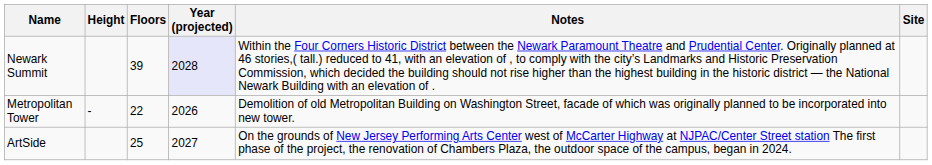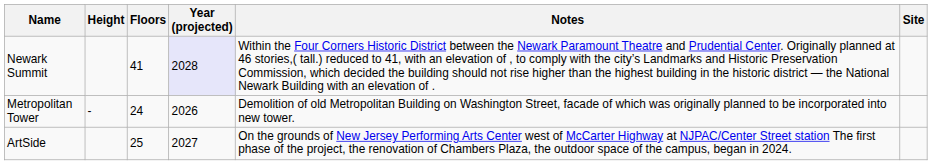(137, 65) 39 -> (137, 65) 41
(137, 111) 22 -> (137, 111) 24
